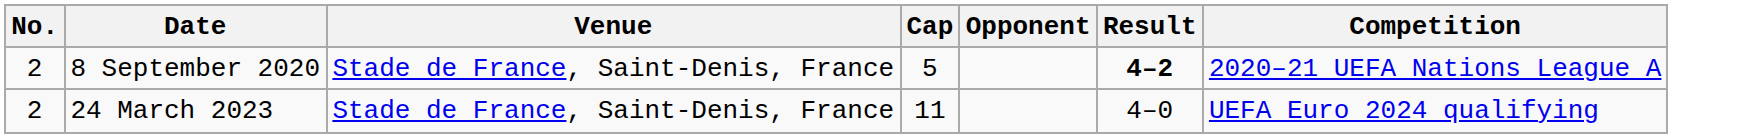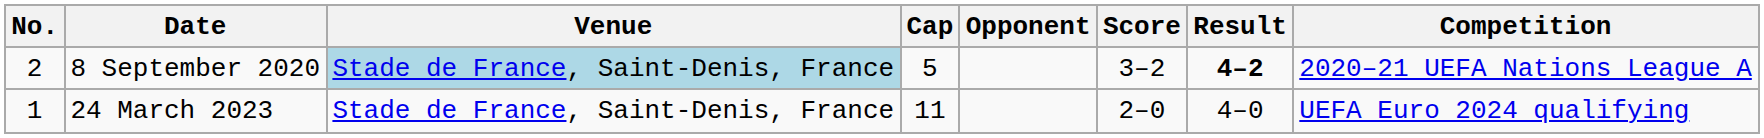+ column: (1142, 26)
(613, 69) no background -> (613, 69) lightblue background
(35, 111) 2 -> (35, 111) 1
